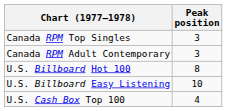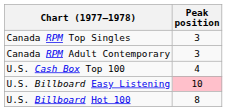rows swapped: (69, 69) <-> (66, 99)
(197, 84) no background -> (197, 84) pink background
